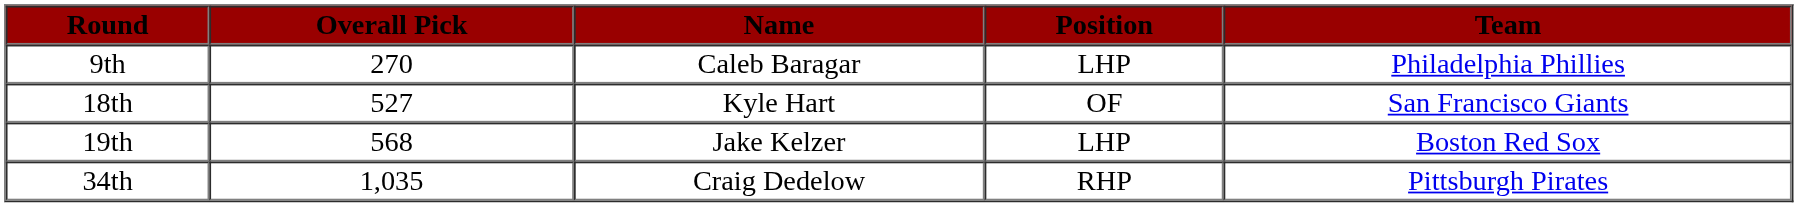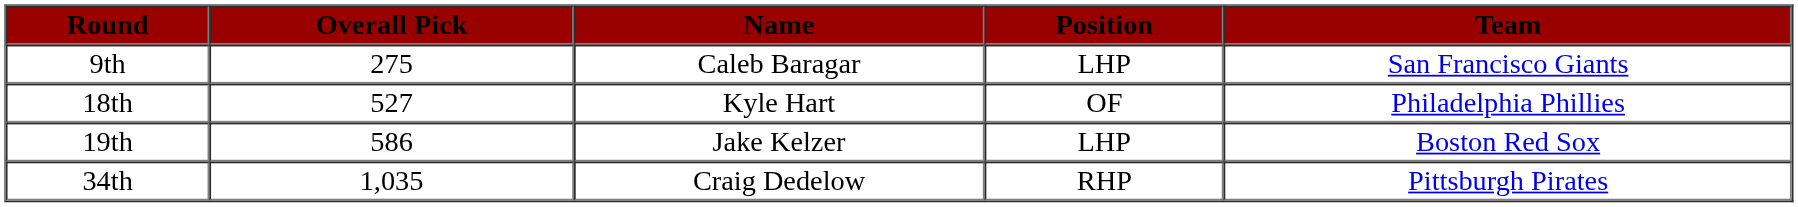(392, 63) 270 -> (392, 63) 275
(1508, 63) Philadelphia Phillies -> (1508, 63) San Francisco Giants
(1508, 102) San Francisco Giants -> (1508, 102) Philadelphia Phillies
(392, 141) 568 -> (392, 141) 586
